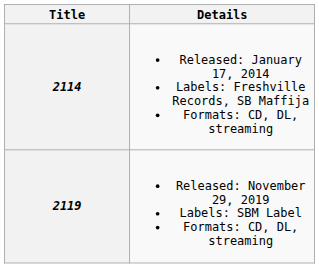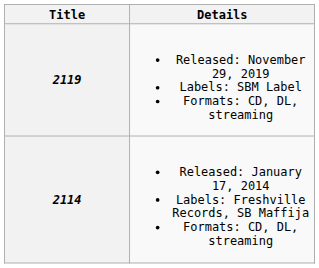rows swapped: (67, 87) <-> (67, 206)
